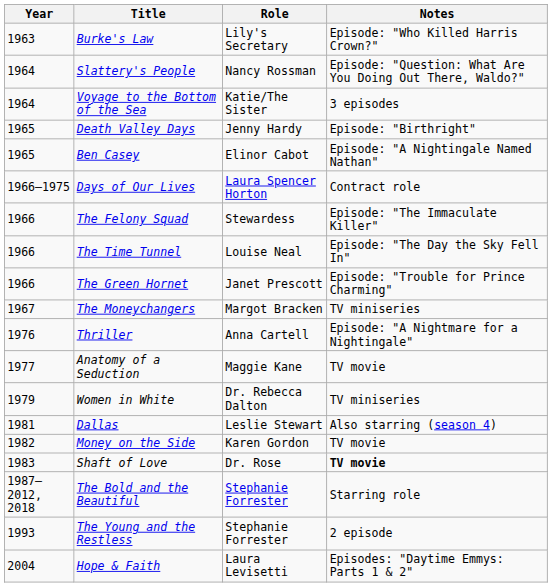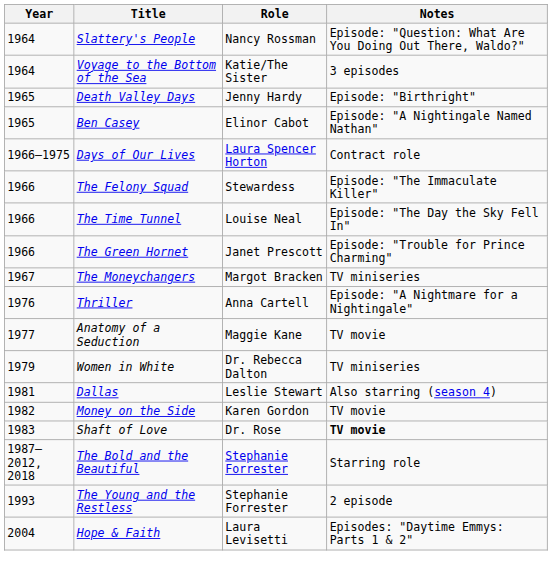- row: (115, 39)
